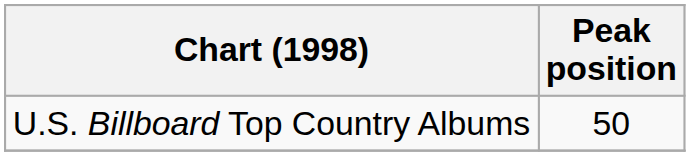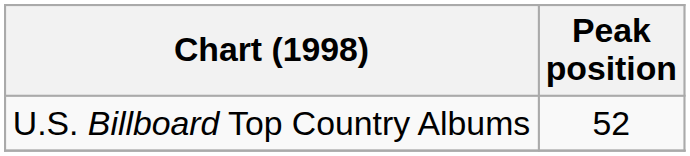(611, 122) 50 -> (611, 122) 52
